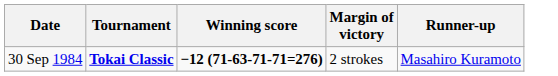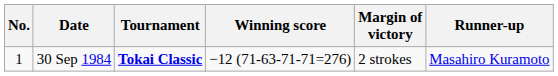+ column: (19, 25)
(252, 59) bold -> (280, 59) normal
